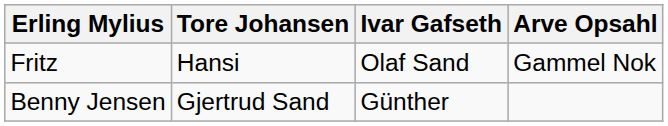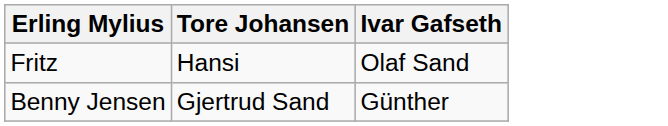- column: (585, 23)
